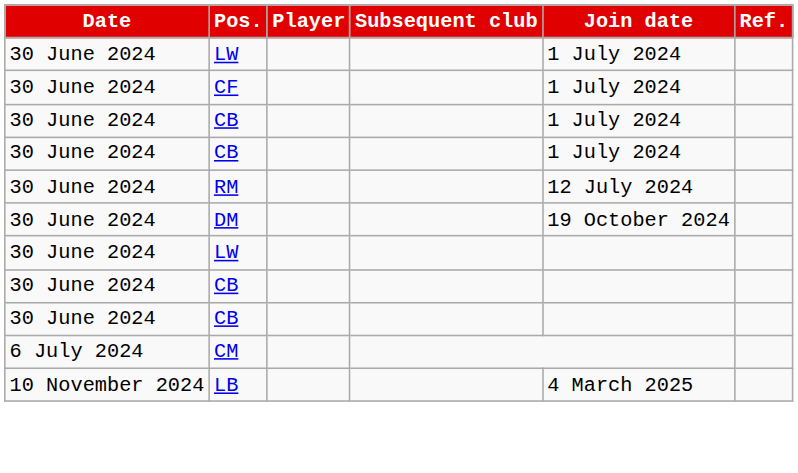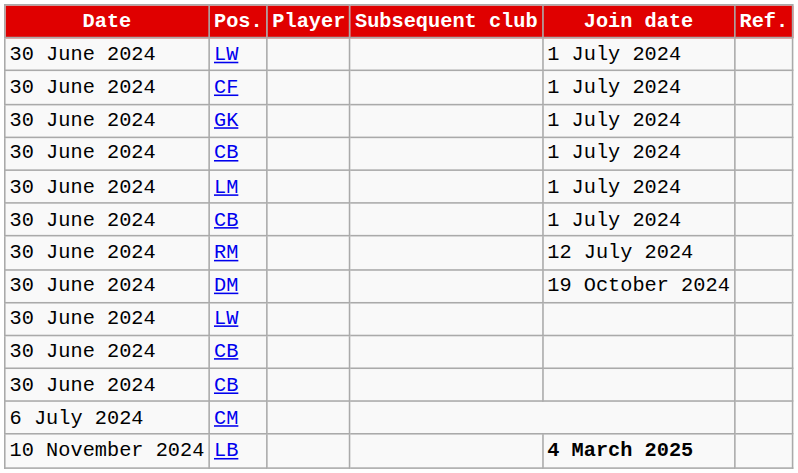+ row: (83, 120)
+ row: (83, 187)
(620, 385) normal -> (620, 451) bold
